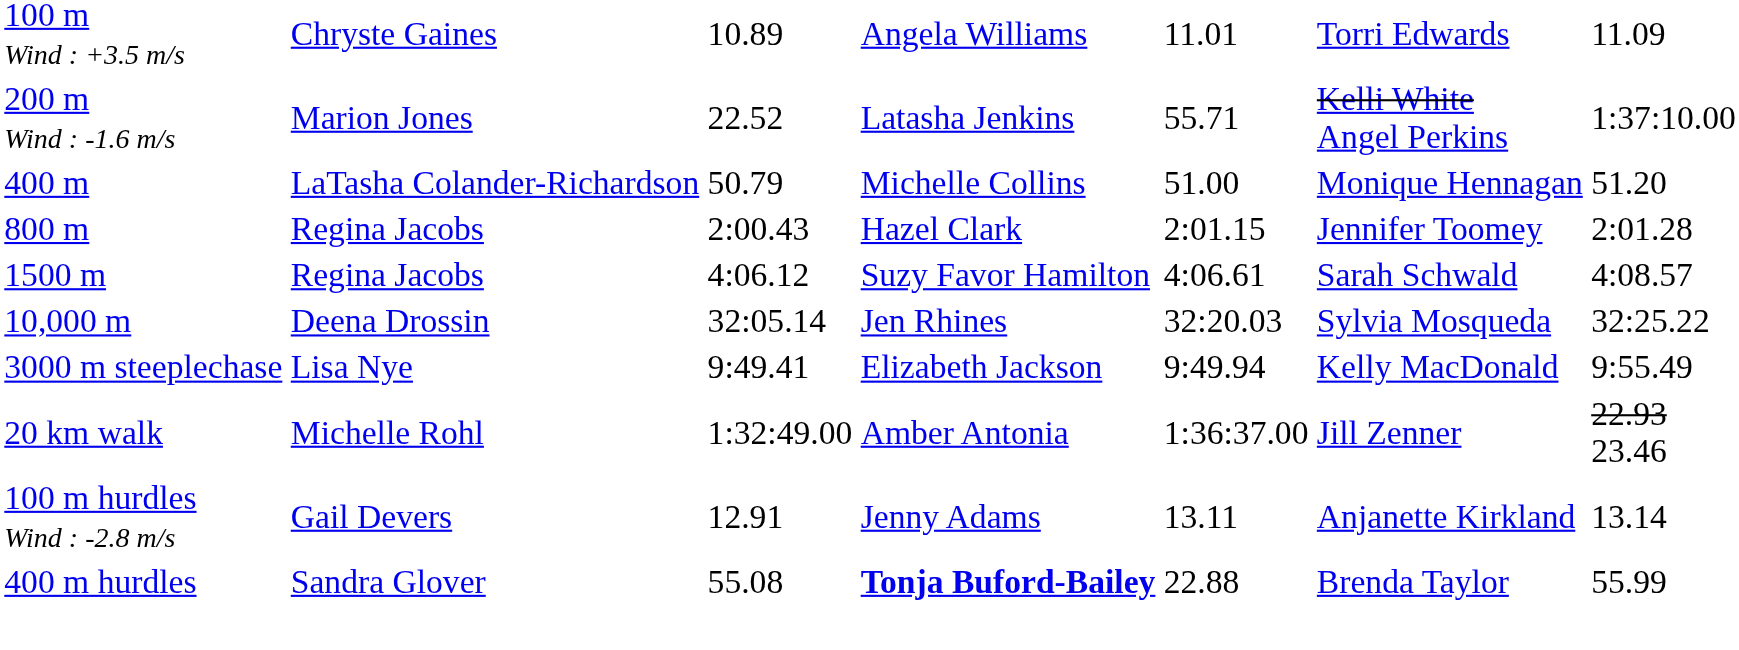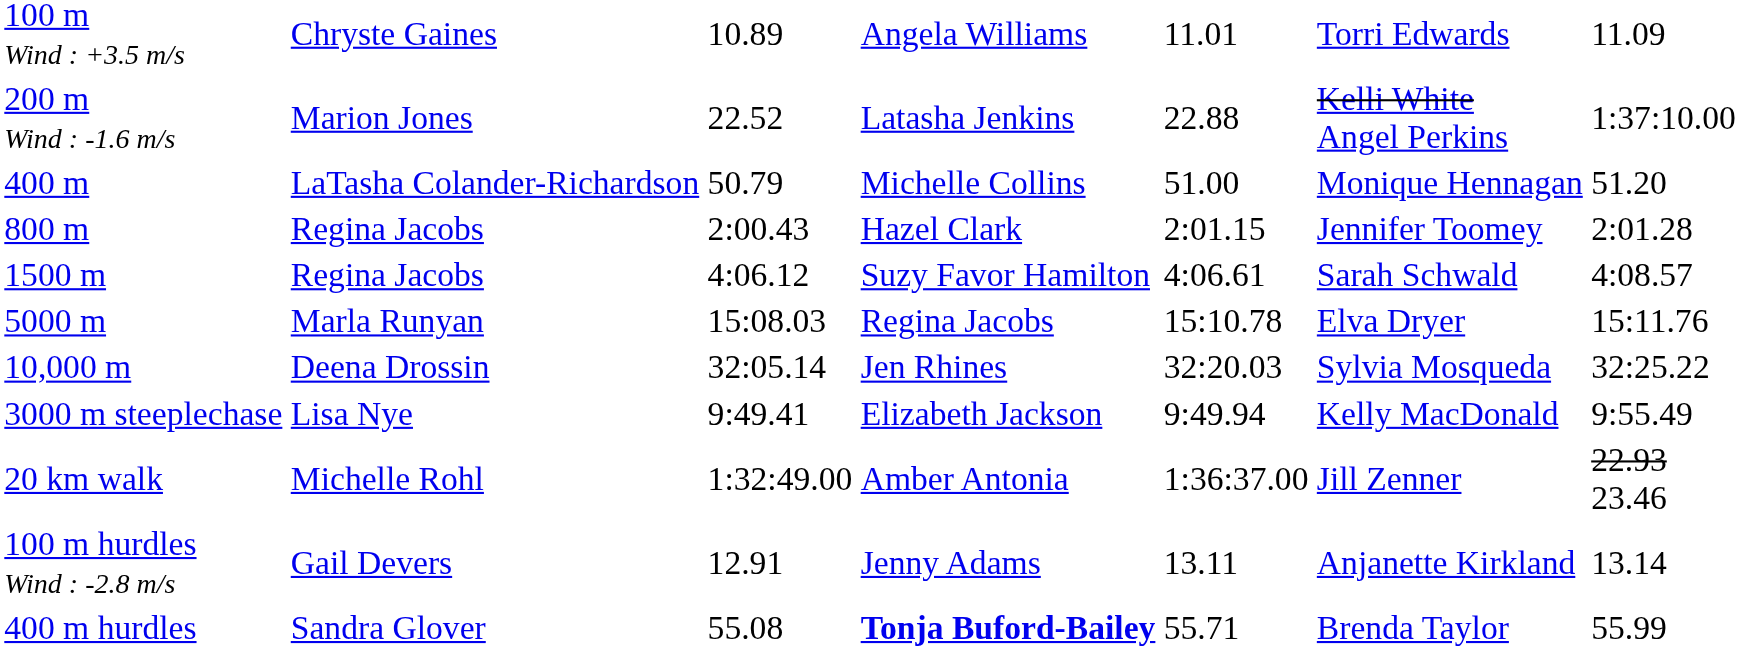(1202, 117) 55.71 -> (1202, 117) 22.88
+ row: (55, 321)
(1202, 581) 22.88 -> (1202, 627) 55.71
